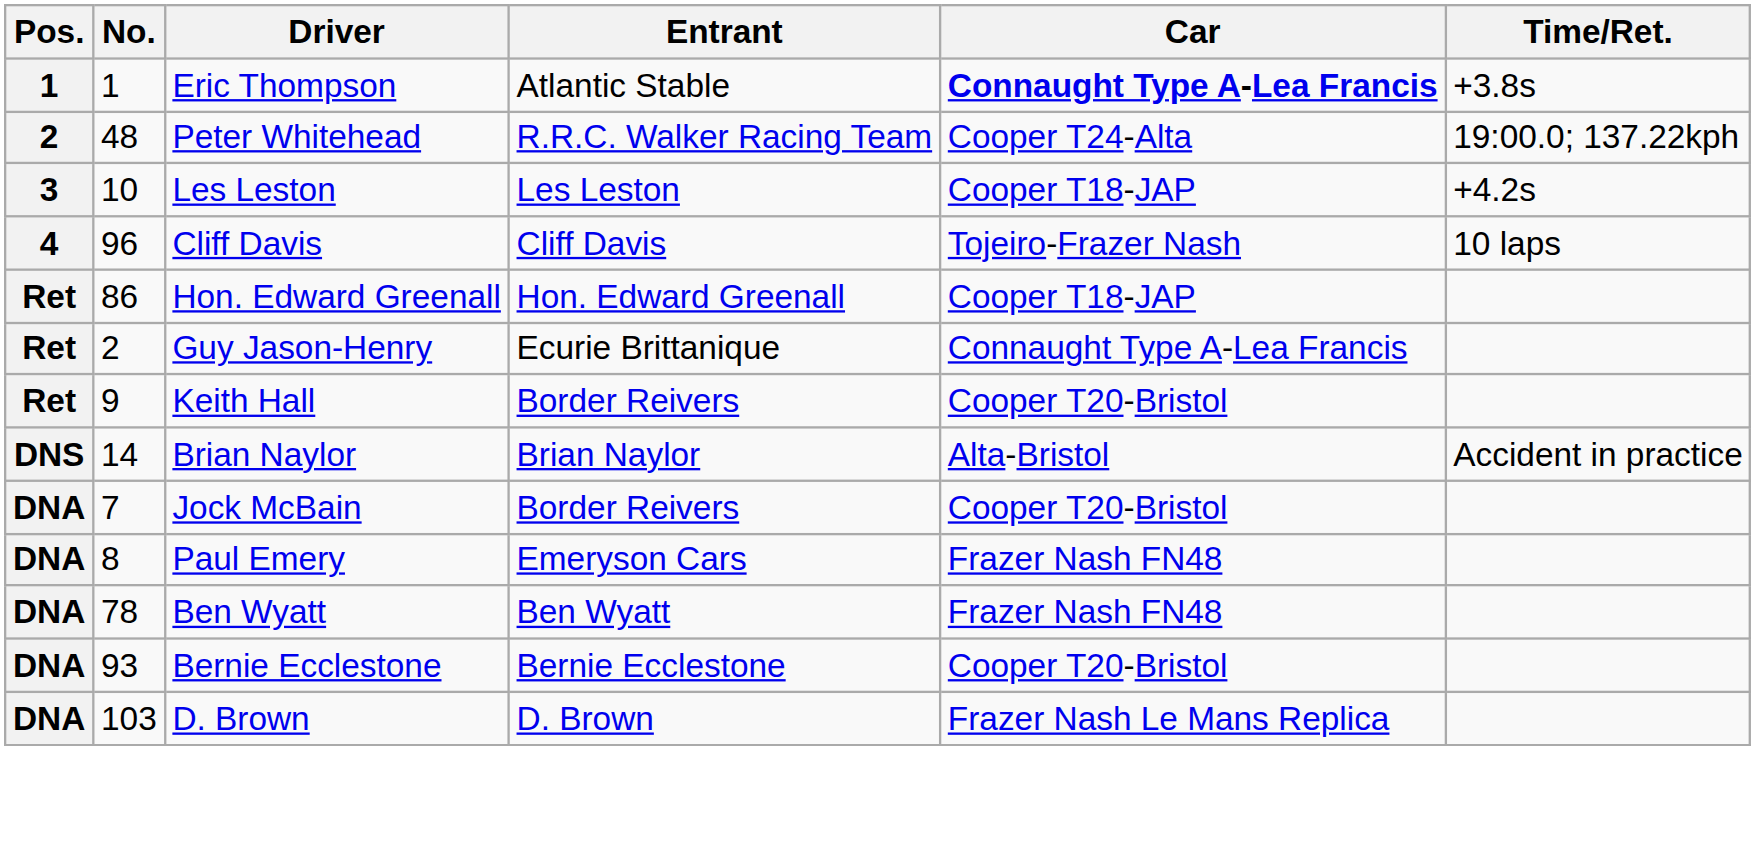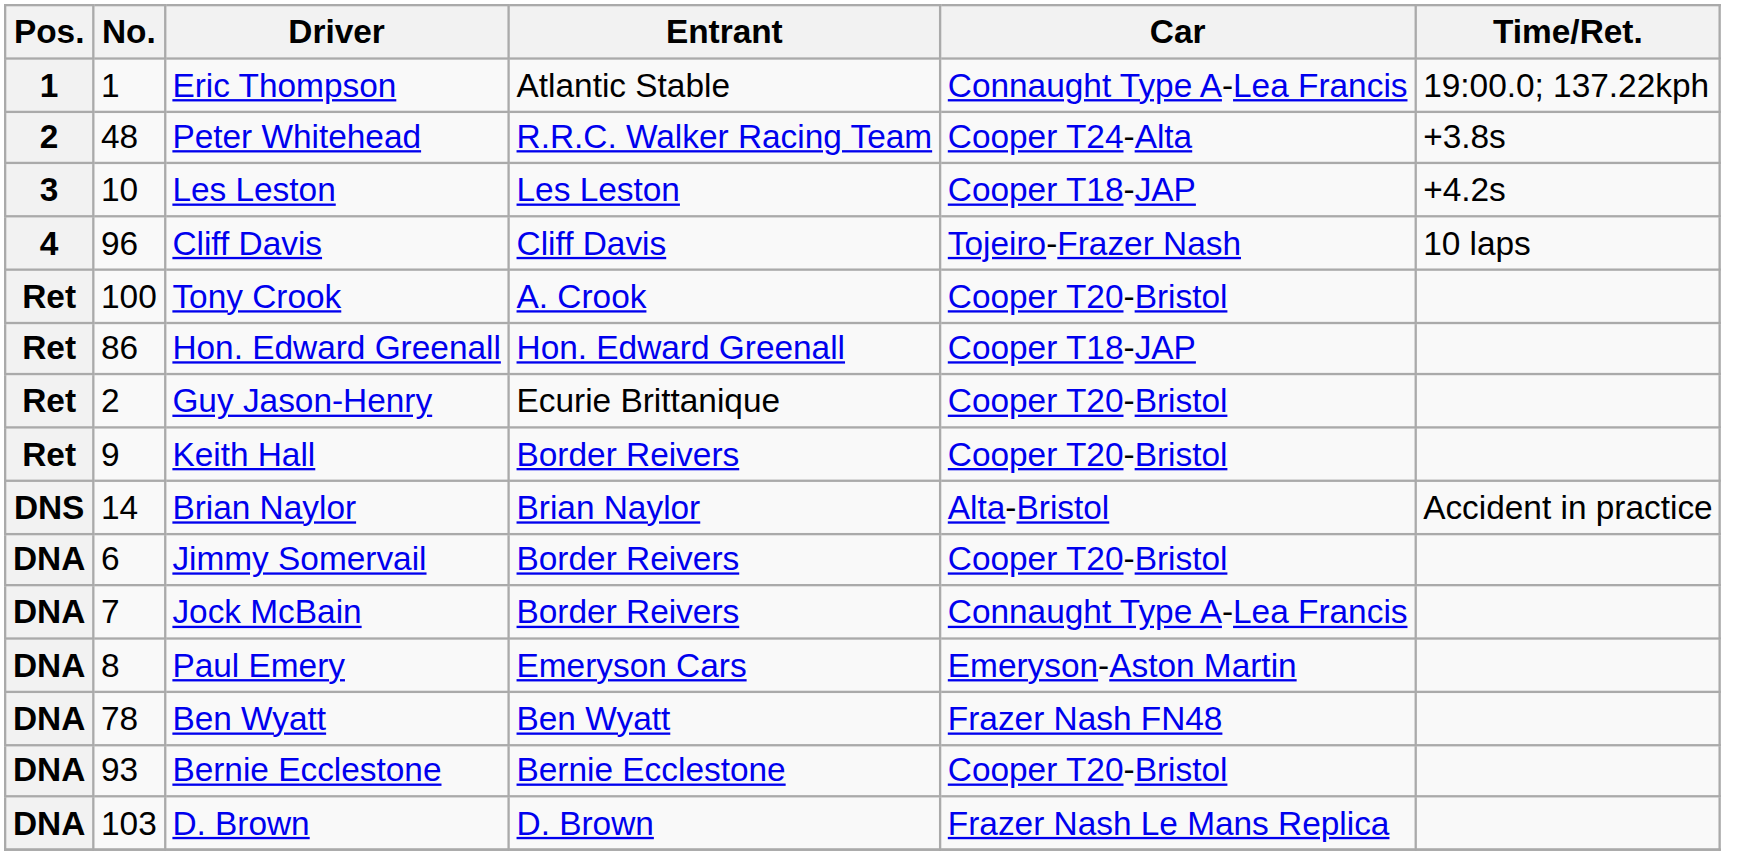(1193, 85) bold -> (1178, 85) normal
(1495, 85) +3.8s -> (1566, 85) 19:00.0; 137.22kph
(1596, 138) 19:00.0; 137.22kph -> (1464, 138) +3.8s
+ row: (257, 296)
(1178, 349) Connaught Type A-Lea Francis -> (1088, 401) Cooper T20-Bristol
+ row: (299, 560)
(1088, 507) Cooper T20-Bristol -> (1178, 613) Connaught Type A-Lea Francis
(1085, 560) Frazer Nash FN48 -> (1122, 665) Emeryson-Aston Martin
